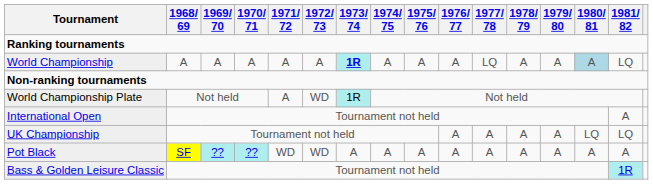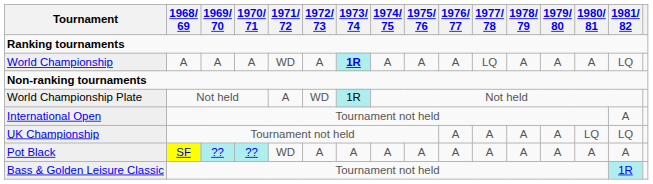(286, 62) A -> (286, 62) WD
(592, 62) lightblue background -> (592, 62) no background
(320, 152) WD -> (320, 152) A
